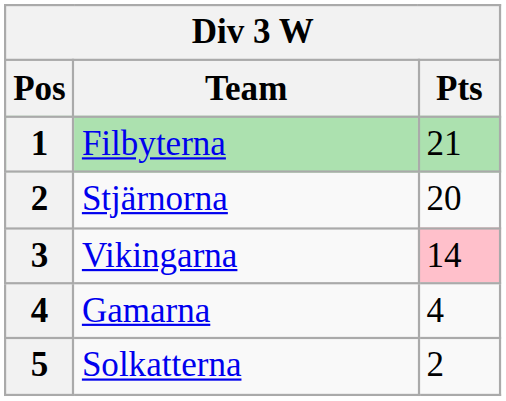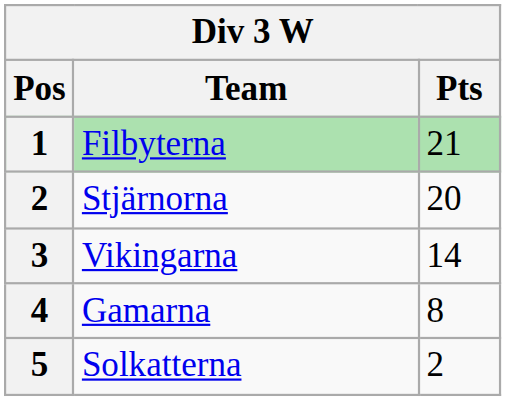(444, 254) pink background -> (444, 254) no background
(435, 310) 4 -> (435, 310) 8
